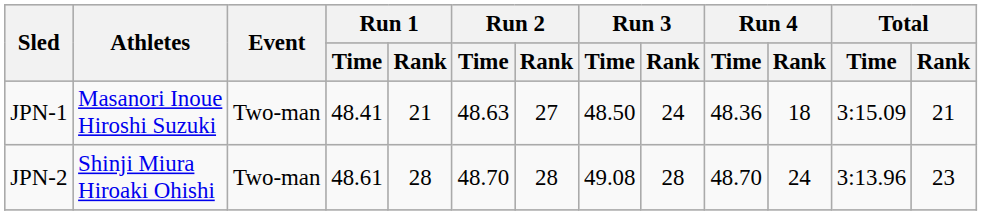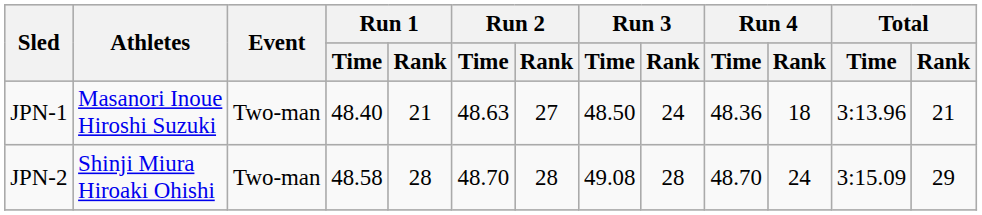(357, 112) 48.41 -> (357, 112) 48.40
(871, 112) 3:15.09 -> (871, 112) 3:13.96
(357, 177) 48.61 -> (357, 177) 48.58
(871, 177) 3:13.96 -> (871, 177) 3:15.09
(944, 177) 23 -> (944, 177) 29
